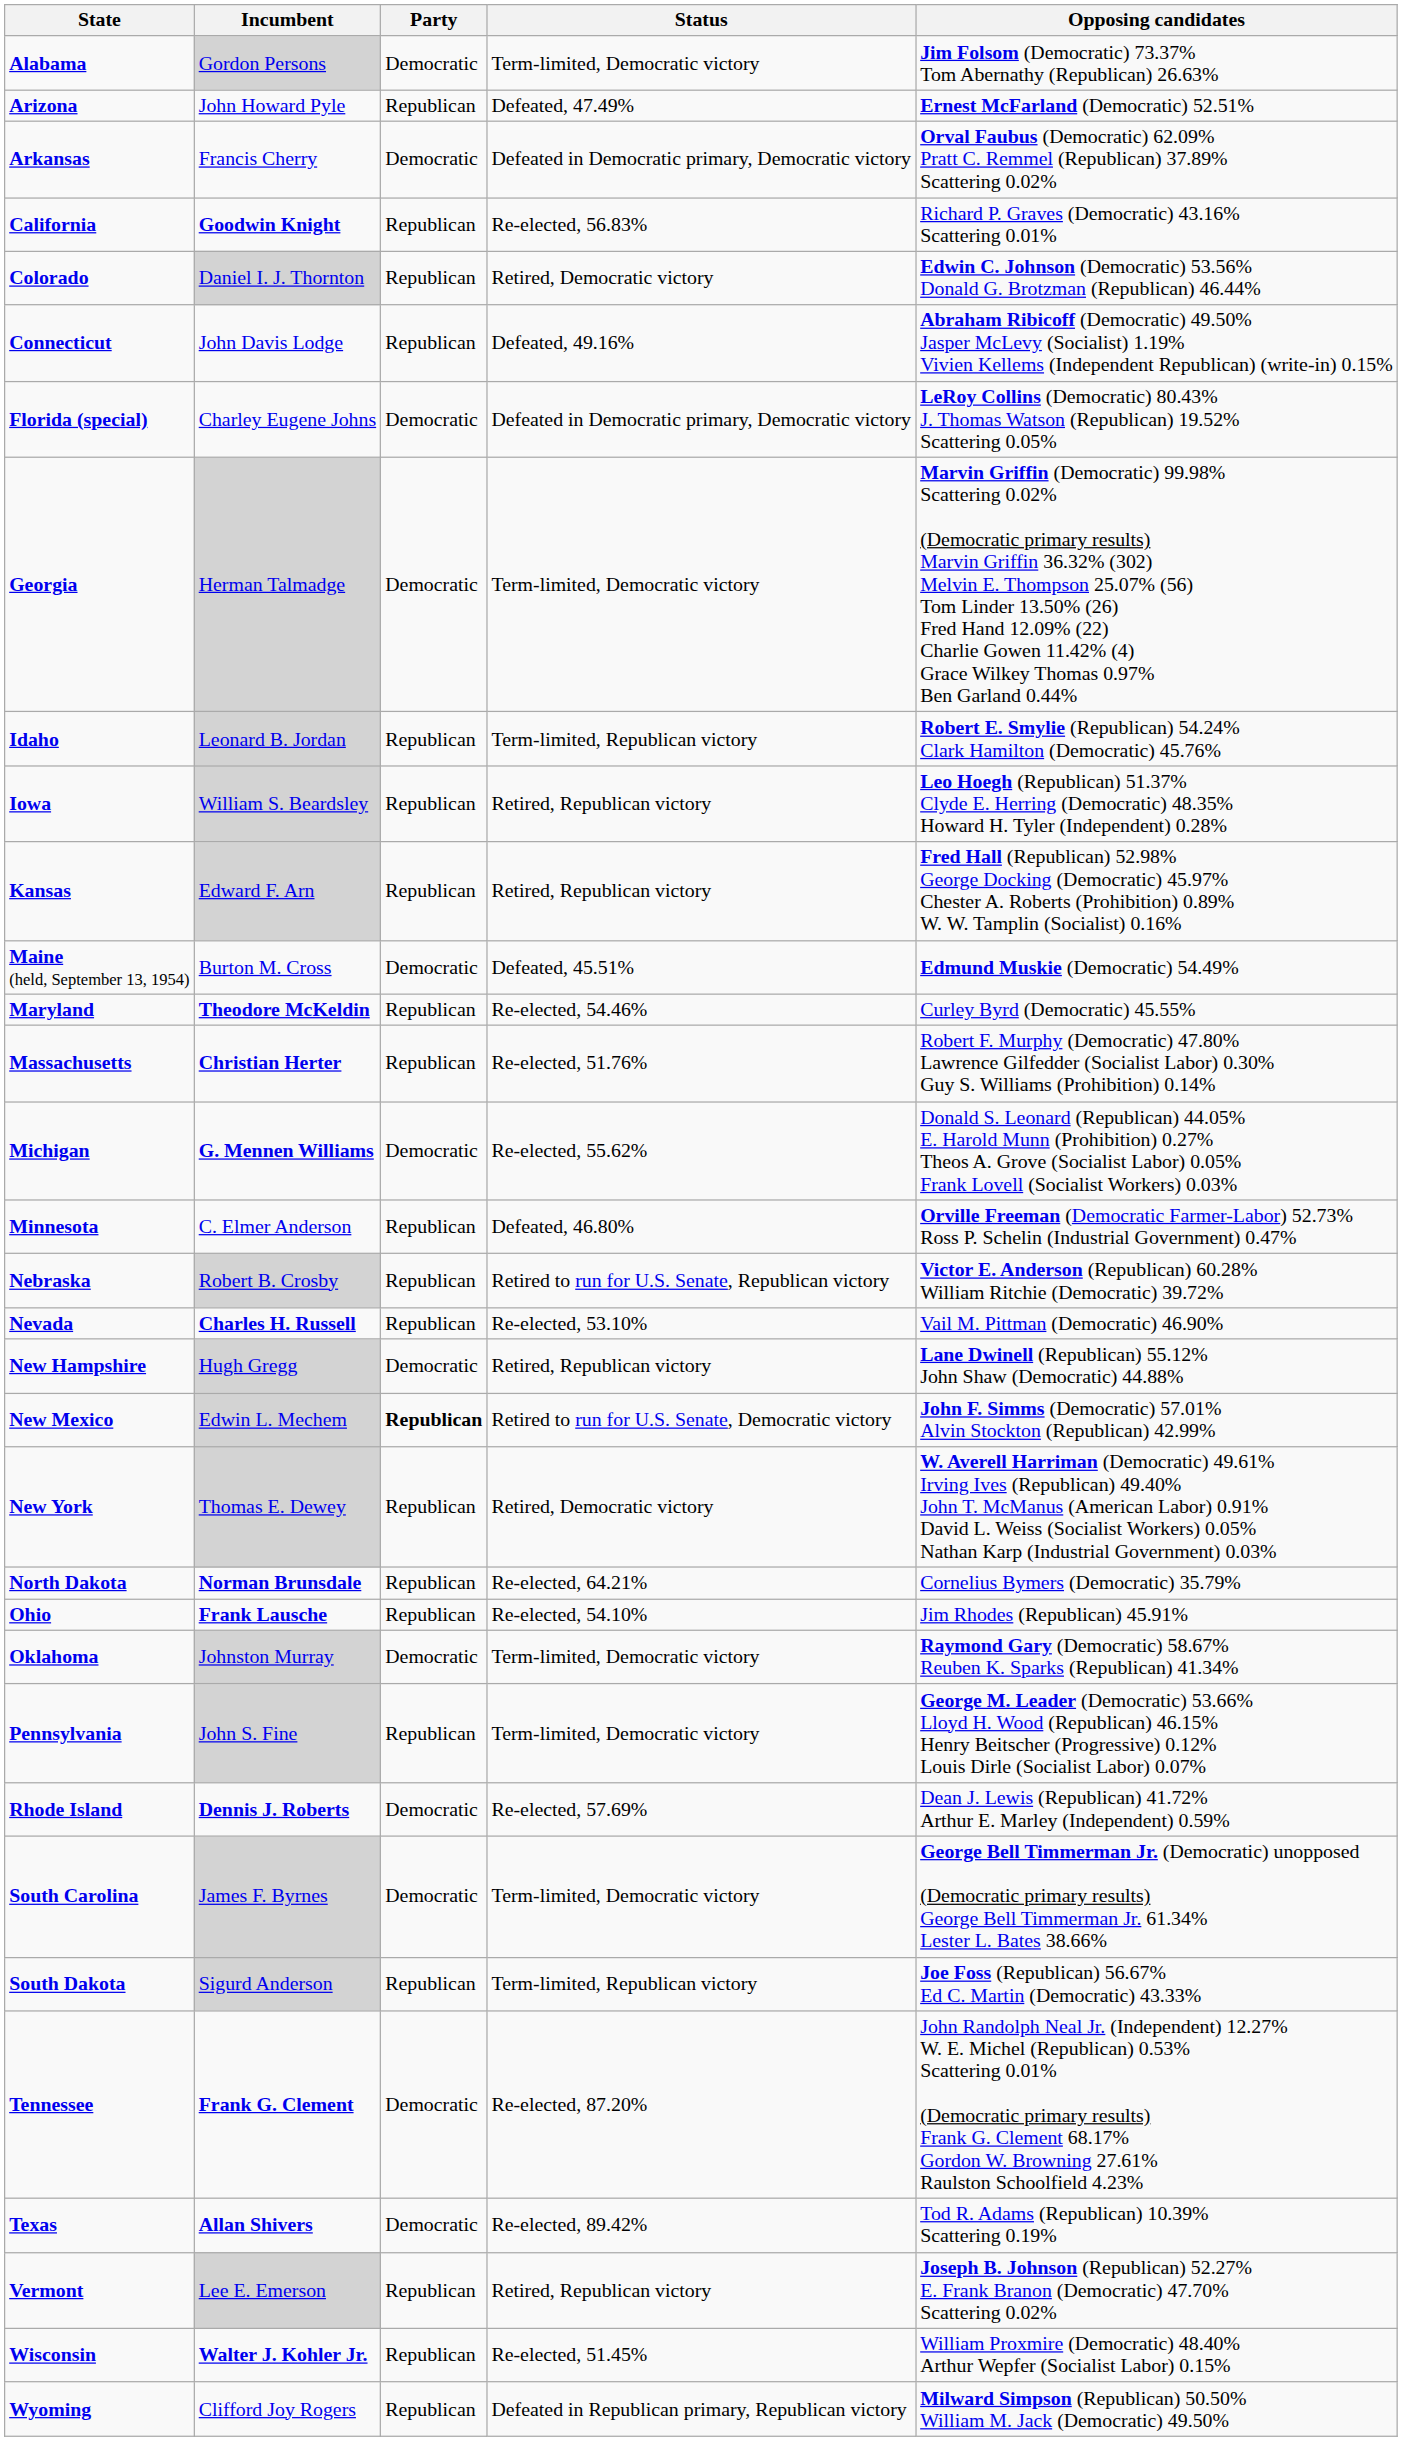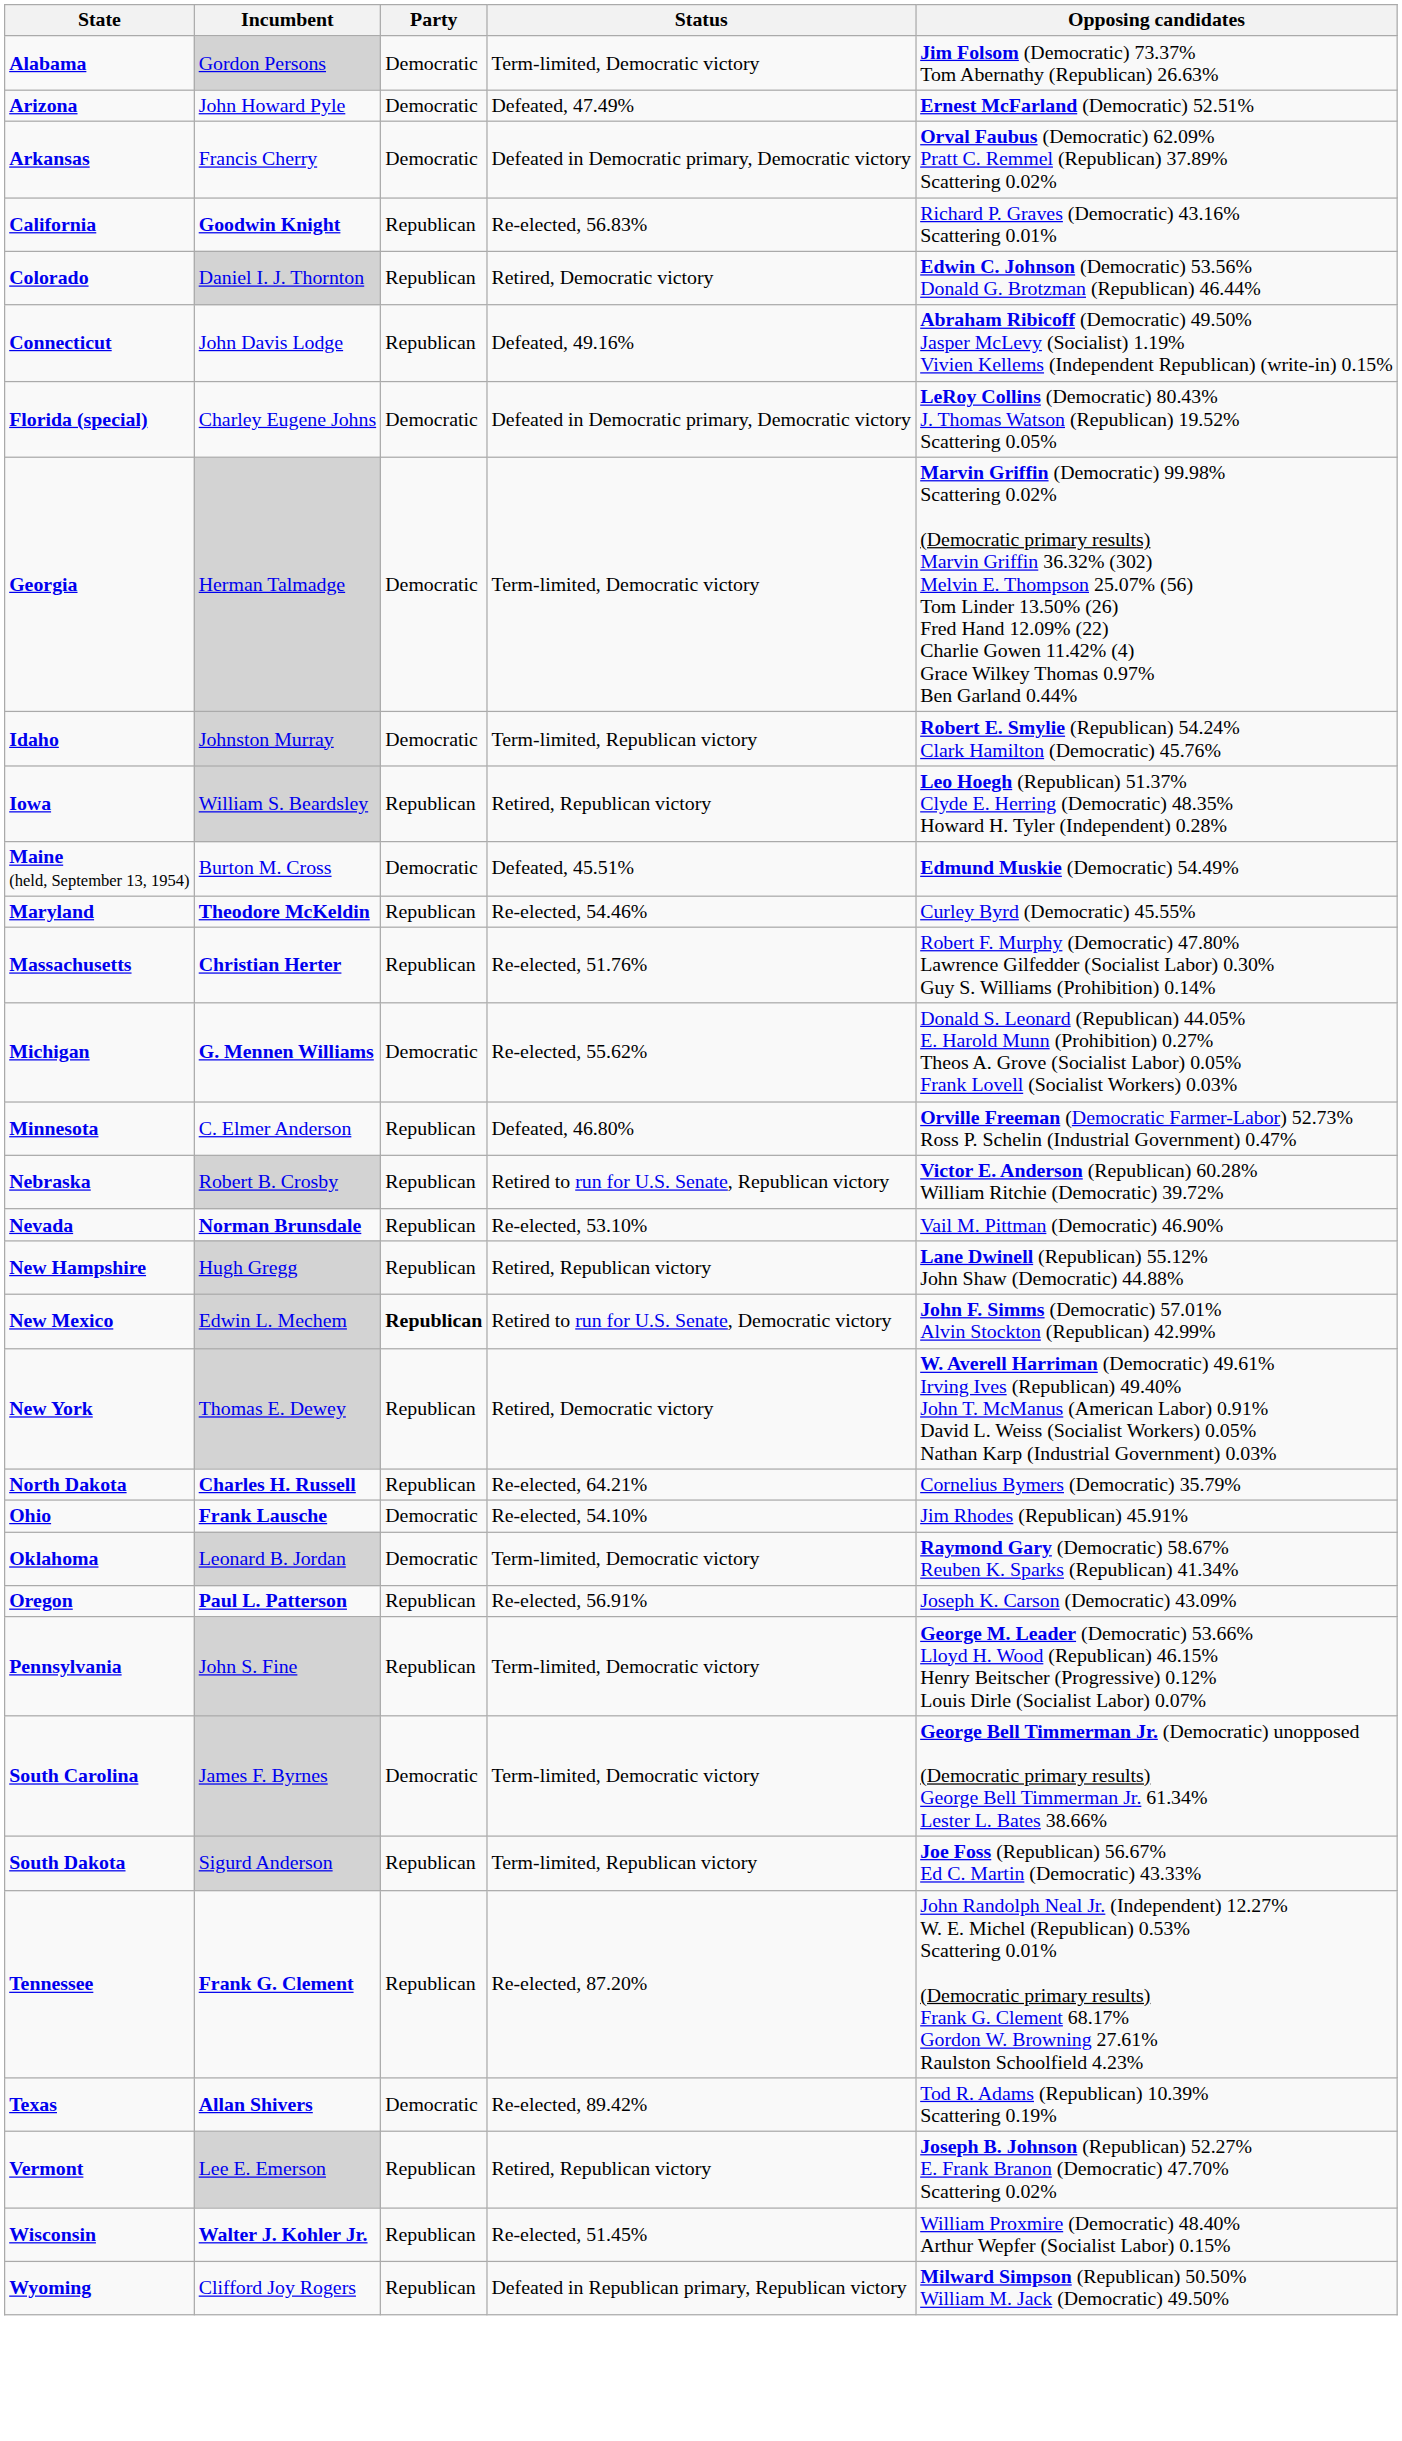(430, 105) Republican -> (432, 105) Democratic
(272, 738) Leonard B. Jordan -> (266, 738) Johnston Murray
(430, 738) Republican -> (432, 738) Democratic
- row: (40, 890)
(277, 1323) Charles H. Russell -> (280, 1224) Norman Brunsdale
(432, 1365) Democratic -> (430, 1267) Republican
(280, 1582) Norman Brunsdale -> (277, 1484) Charles H. Russell
(430, 1614) Republican -> (432, 1515) Democratic
(266, 1657) Johnston Murray -> (272, 1558) Leonard B. Jordan
+ row: (41, 1601)
- row: (66, 1809)
(432, 2104) Democratic -> (430, 1983) Republican
